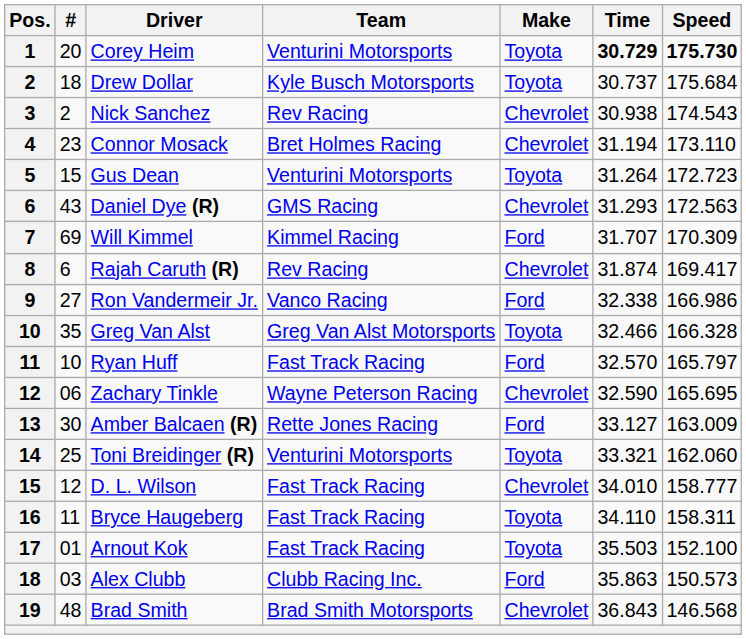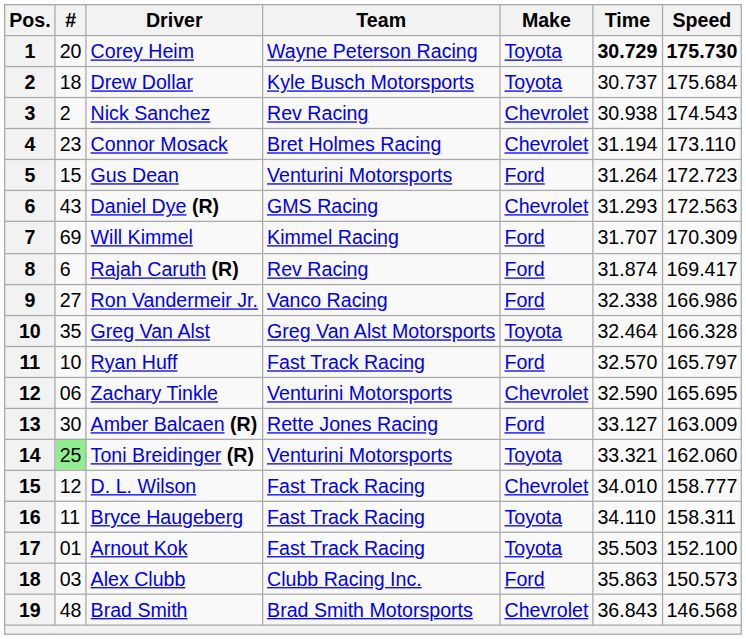(360, 51) Venturini Motorsports -> (372, 51) Wayne Peterson Racing
(533, 176) Toyota -> (525, 176) Ford
(546, 269) Chevrolet -> (525, 269) Ford
(627, 331) 32.466 -> (627, 331) 32.464
(372, 393) Wayne Peterson Racing -> (360, 393) Venturini Motorsports
(71, 455) no background -> (71, 455) lightgreen background
